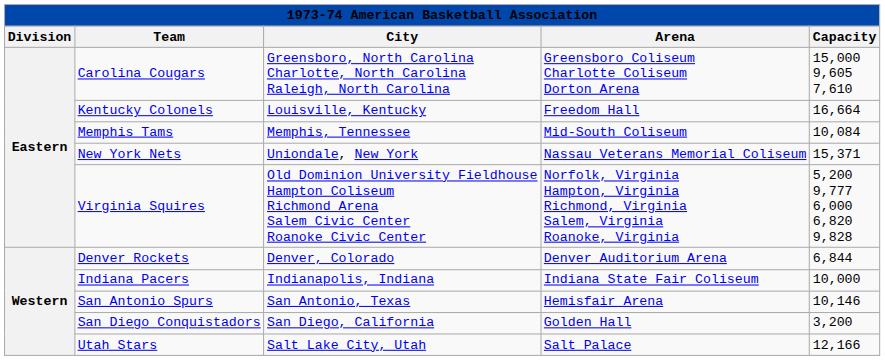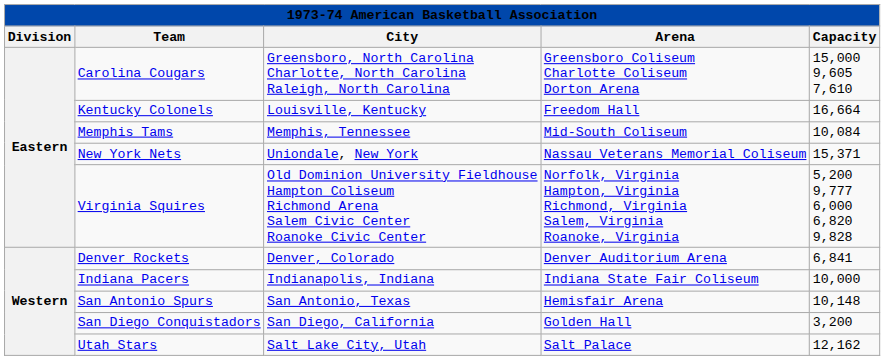(833, 258) 6,844 -> (833, 258) 6,841
(837, 302) 10,146 -> (837, 302) 10,148
(837, 345) 12,166 -> (837, 345) 12,162
